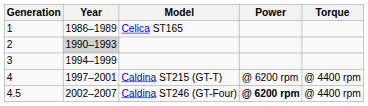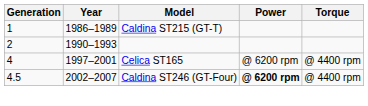(152, 28) Celica ST165 -> (172, 28) Caldina ST215 (GT-T)
(91, 45) lightgrey background -> (91, 45) no background
- row: (10, 61)
(172, 77) Caldina ST215 (GT-T) -> (152, 61) Celica ST165
